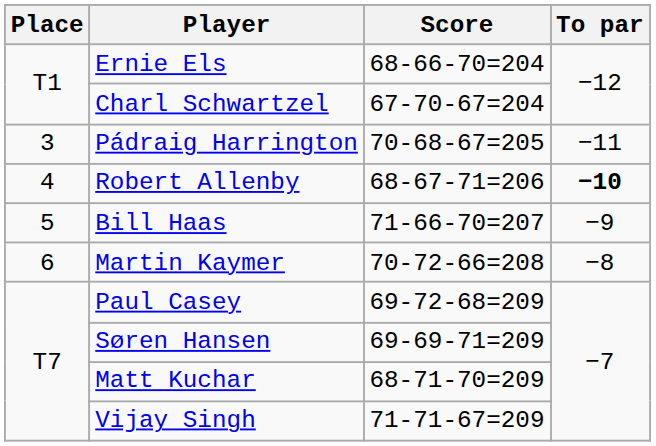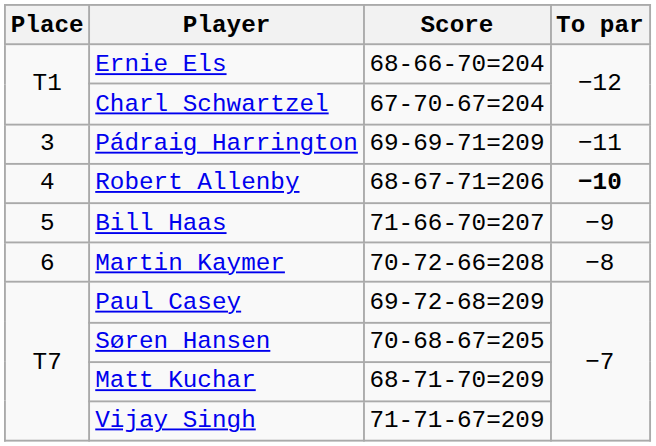(457, 144) 70-68-67=205 -> (457, 144) 69-69-71=209
(457, 342) 69-69-71=209 -> (457, 342) 70-68-67=205
